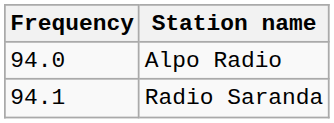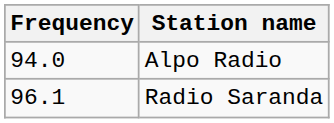(38, 98) 94.1 -> (38, 98) 96.1
